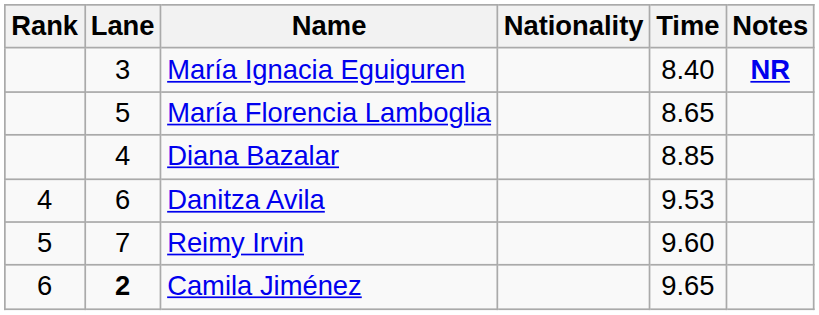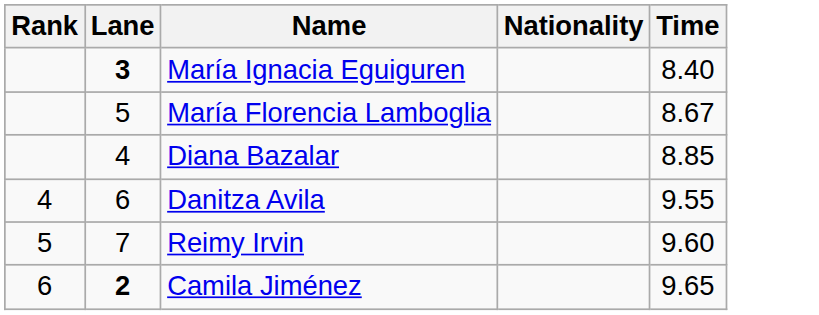- column: (770, 26)
(123, 69) normal -> (123, 69) bold
(688, 112) 8.65 -> (688, 112) 8.67
(688, 199) 9.53 -> (688, 199) 9.55
